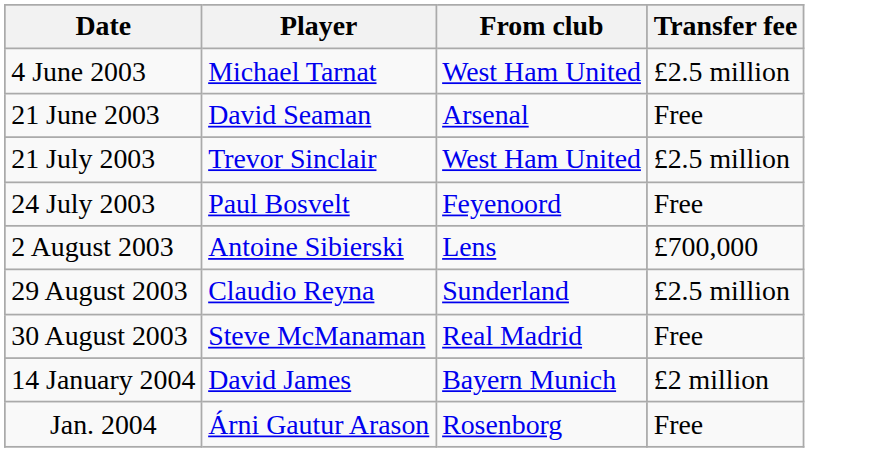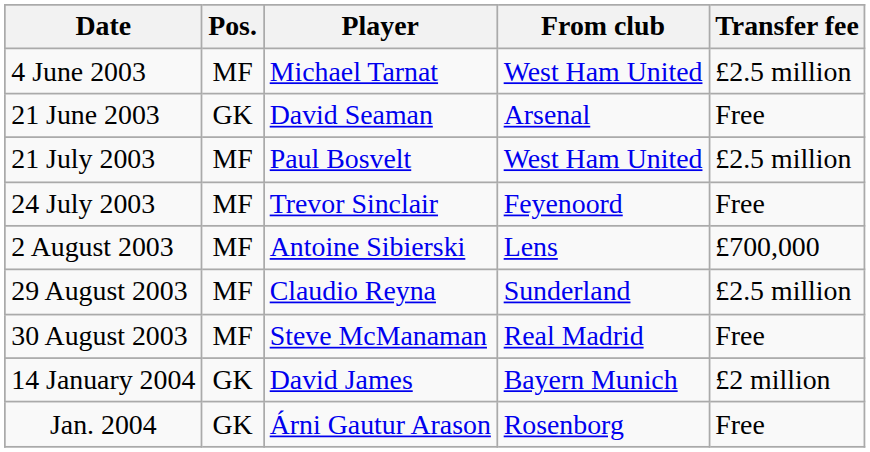+ column: (233, 26)
(292, 159) Trevor Sinclair -> (340, 159) Paul Bosvelt
(279, 203) Paul Bosvelt -> (354, 203) Trevor Sinclair
